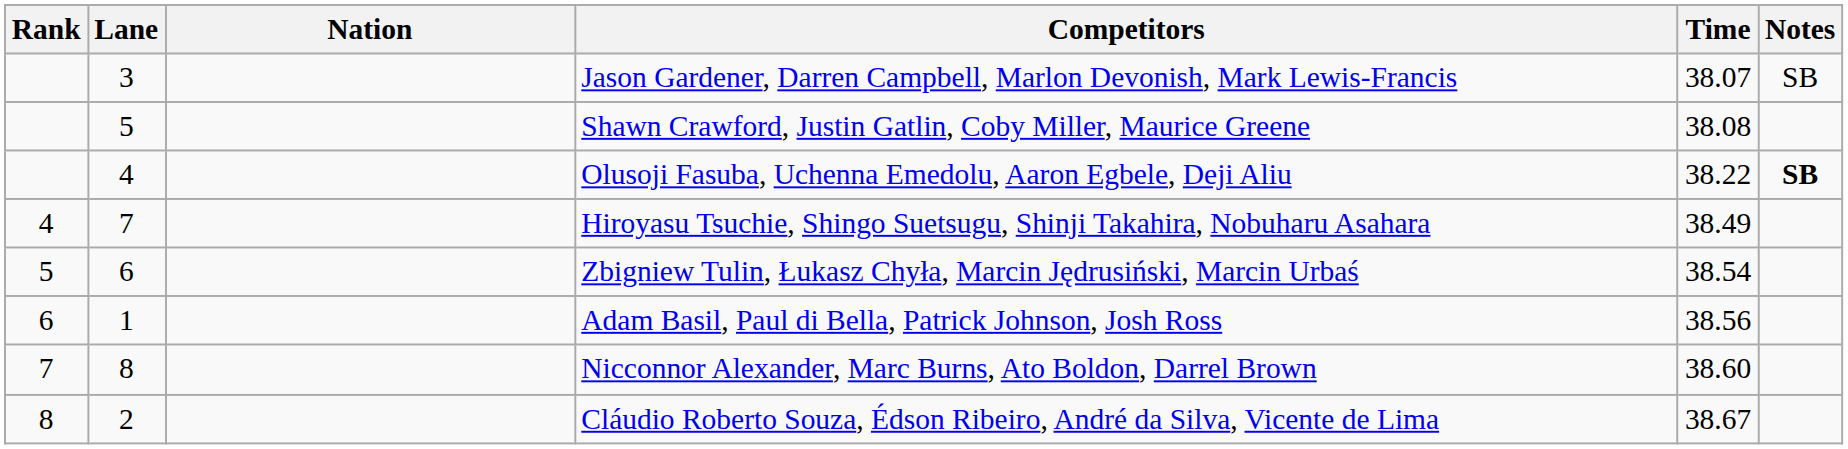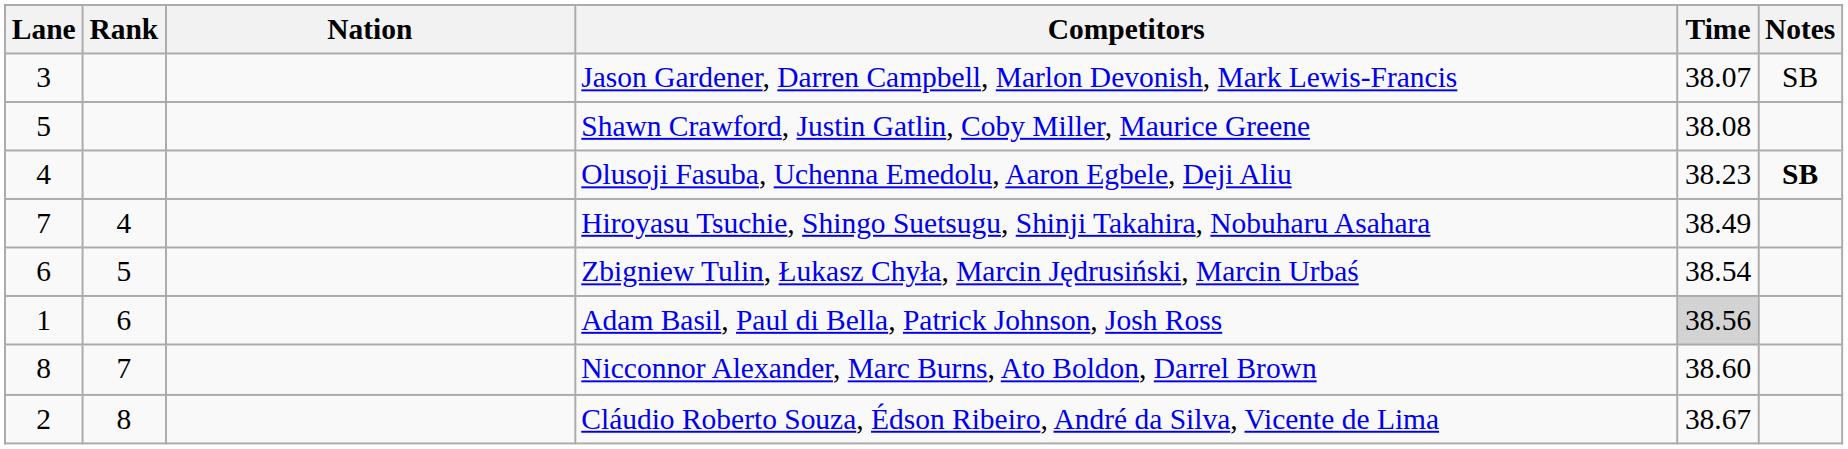columns swapped: (46, 28) <-> (126, 28)
(1718, 174) 38.22 -> (1718, 174) 38.23
(1718, 320) no background -> (1718, 320) lightgrey background
